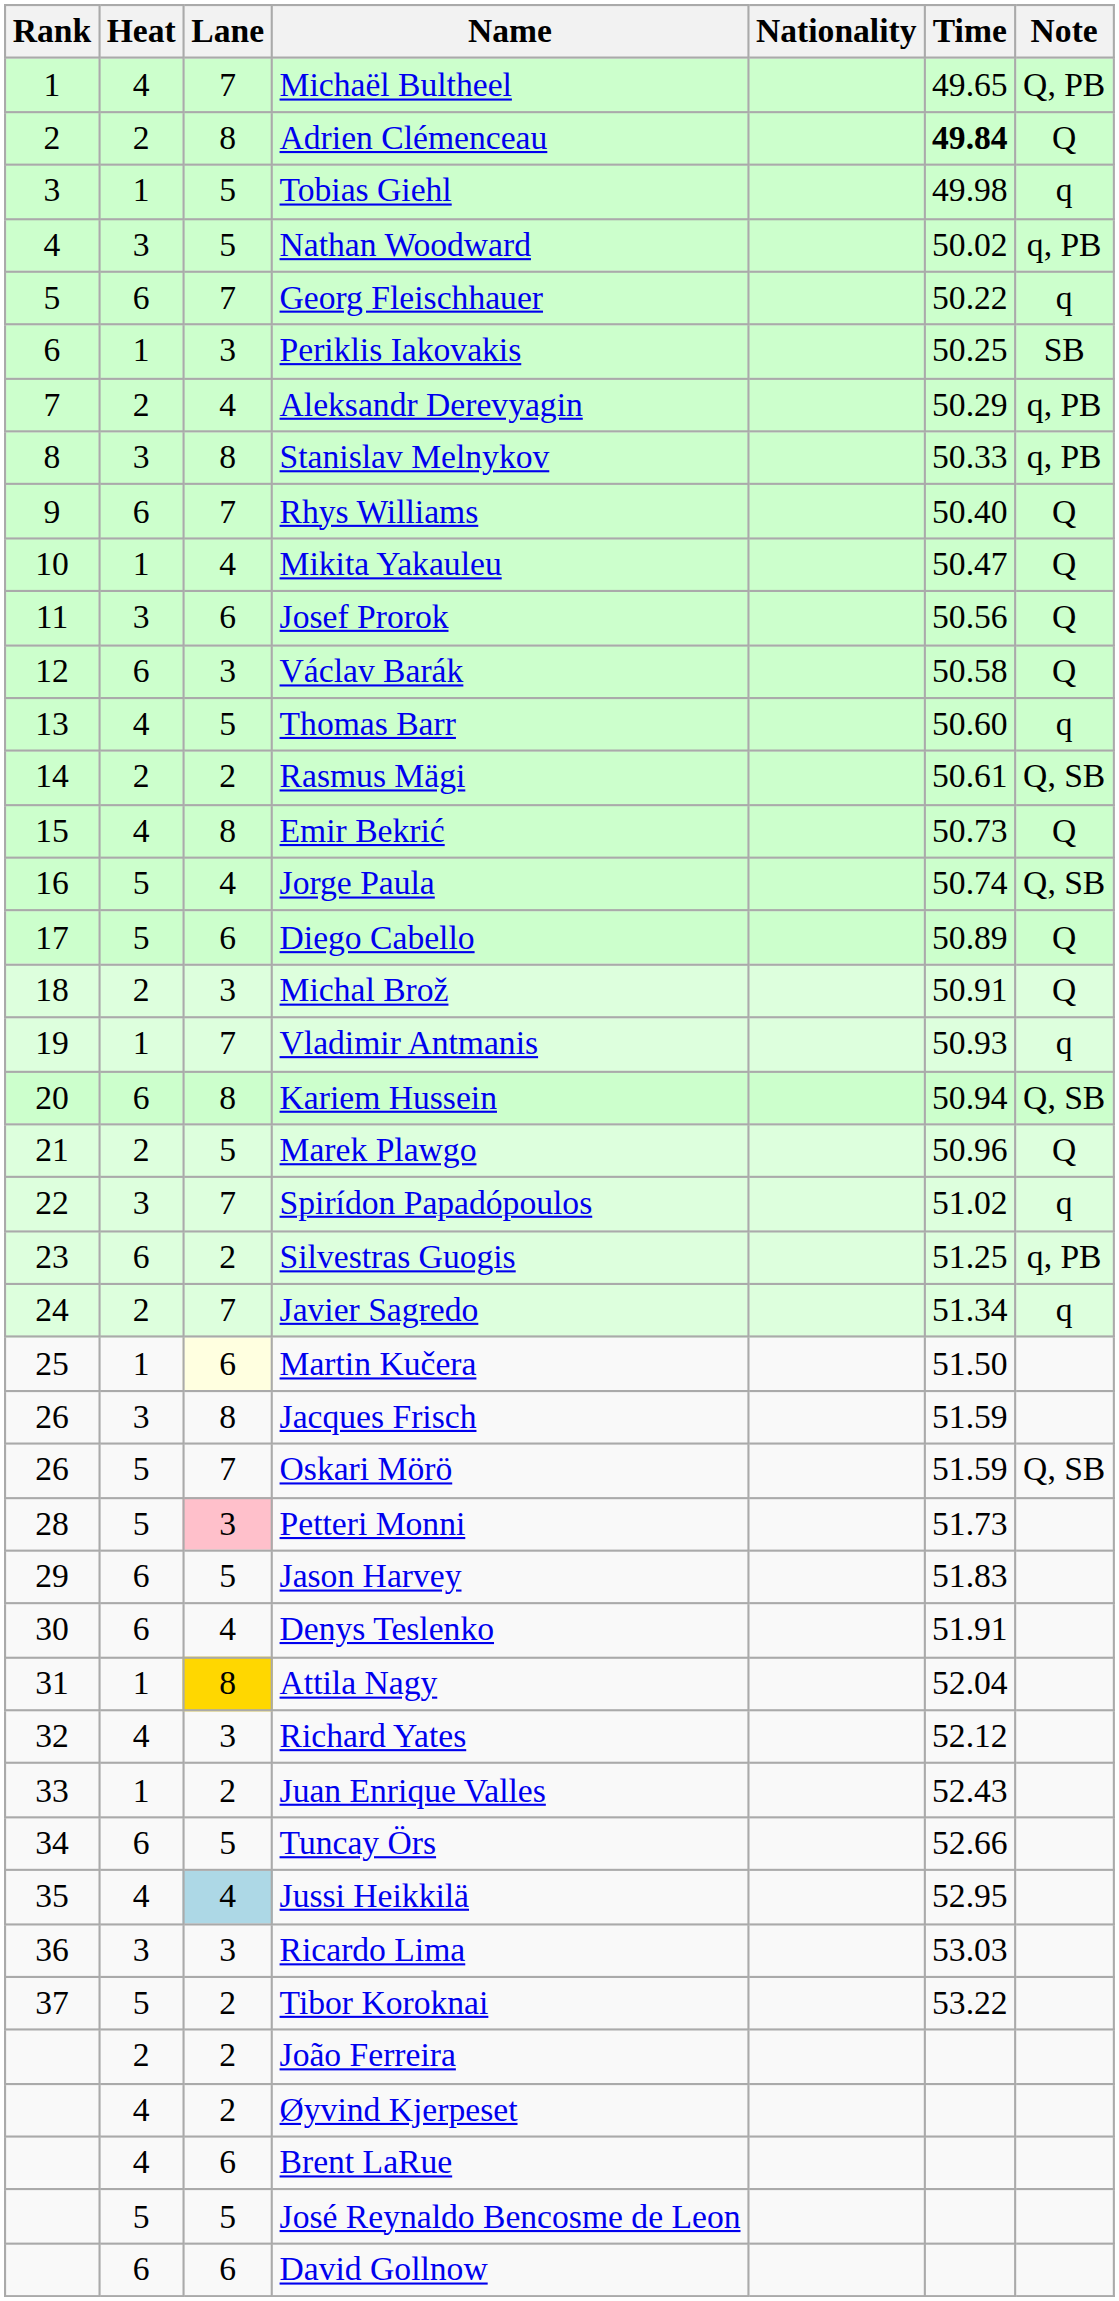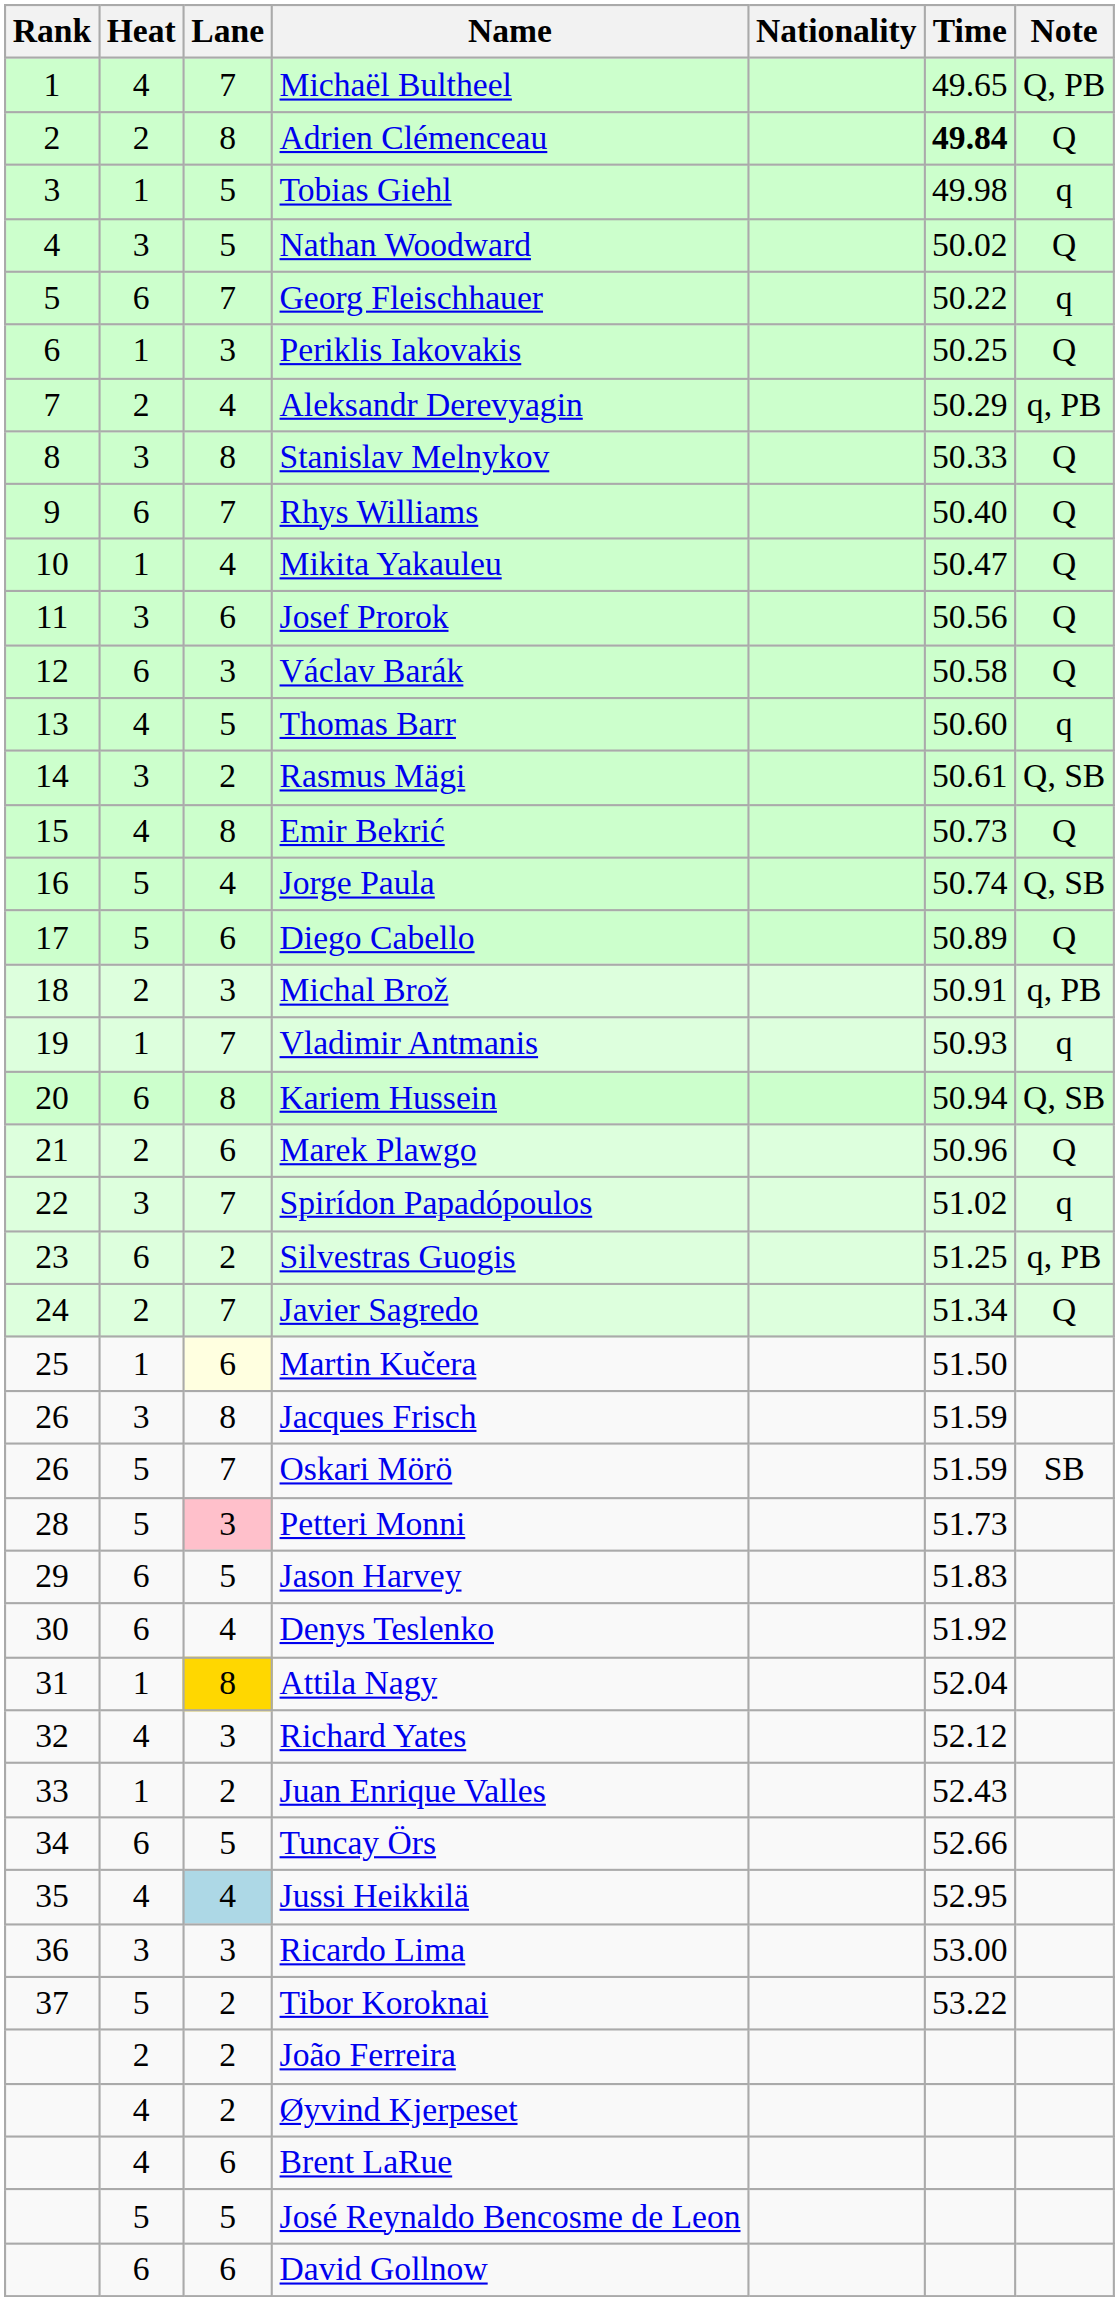(1064, 244) q, PB -> (1064, 244) Q
(1064, 350) SB -> (1064, 350) Q
(1064, 457) q, PB -> (1064, 457) Q
(141, 777) 2 -> (141, 777) 3
(1064, 990) Q -> (1064, 990) q, PB
(228, 1150) 5 -> (228, 1150) 6
(1064, 1310) q -> (1064, 1310) Q
(1064, 1469) Q, SB -> (1064, 1469) SB
(970, 1629) 51.91 -> (970, 1629) 51.92
(970, 1949) 53.03 -> (970, 1949) 53.00
